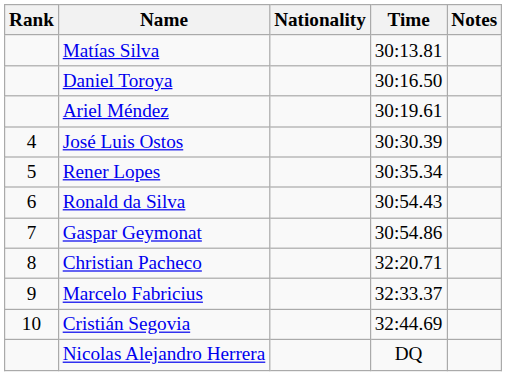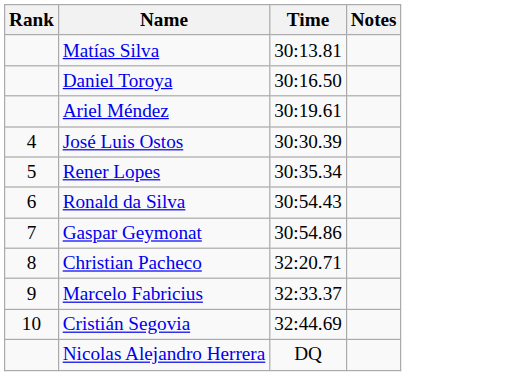- column: (320, 19)
